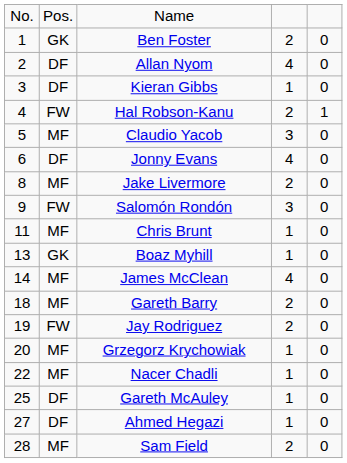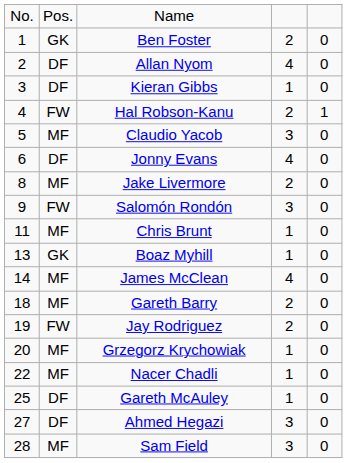(289, 421) 1 -> (289, 421) 3
(289, 445) 2 -> (289, 445) 3
